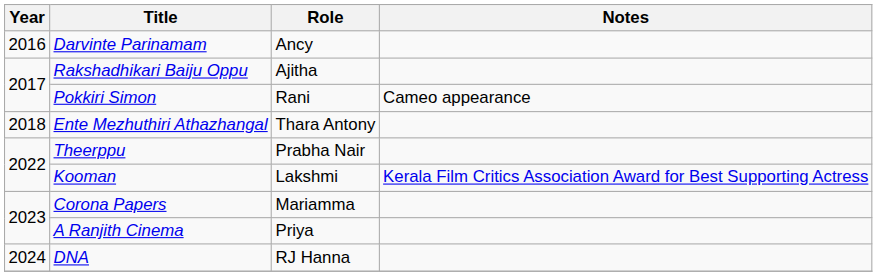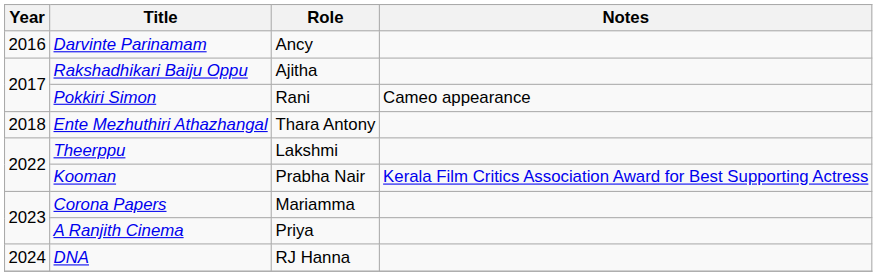(320, 151) Prabha Nair -> (307, 151) Lakshmi
(307, 177) Lakshmi -> (320, 177) Prabha Nair
